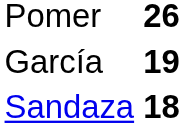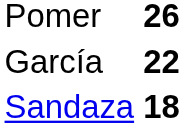(161, 61) 19 -> (161, 61) 22
